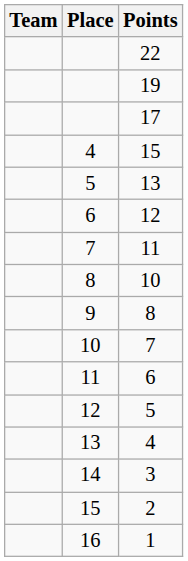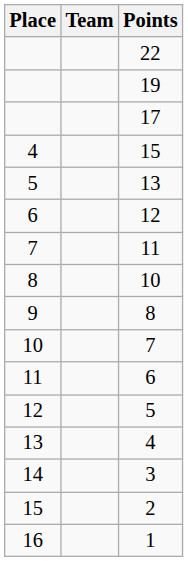columns swapped: (90, 20) <-> (33, 20)
